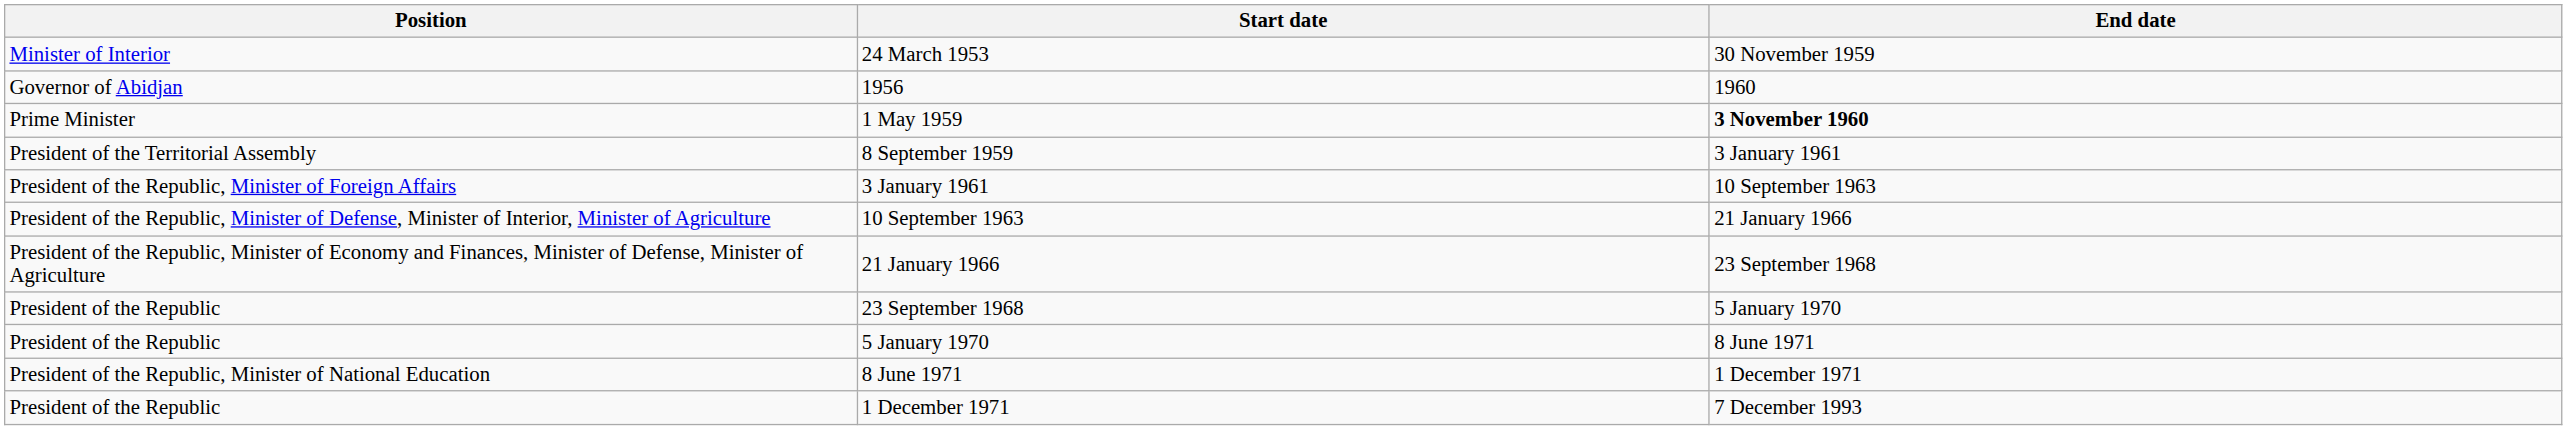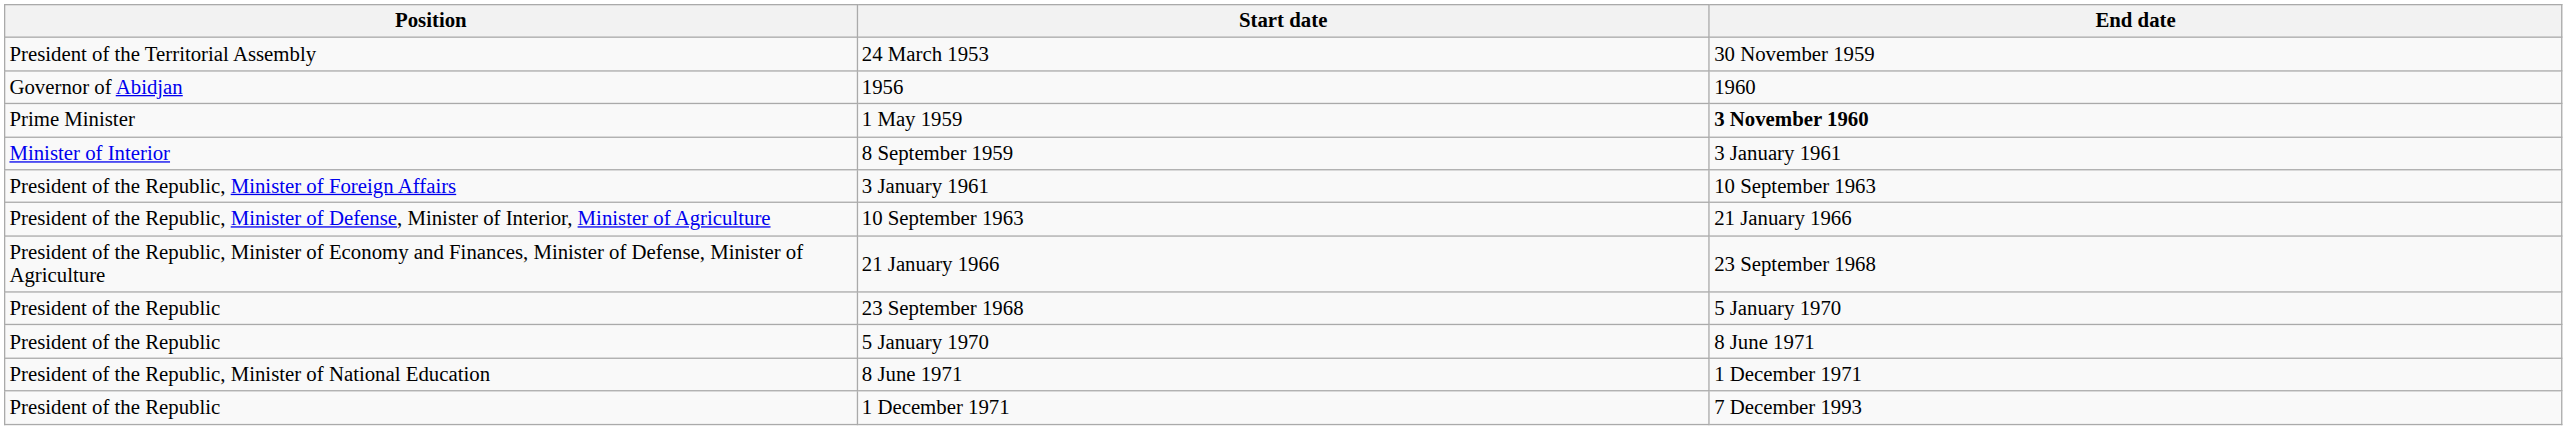(90, 53) Minister of Interior -> (163, 53) President of the Territorial Assembly
(163, 152) President of the Territorial Assembly -> (90, 152) Minister of Interior
